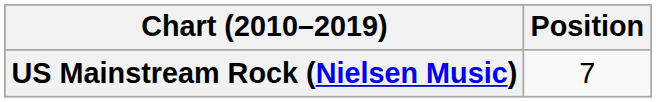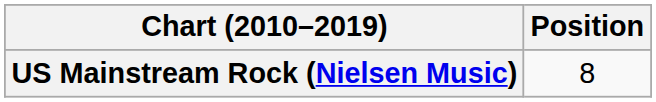(587, 73) 7 -> (587, 73) 8
